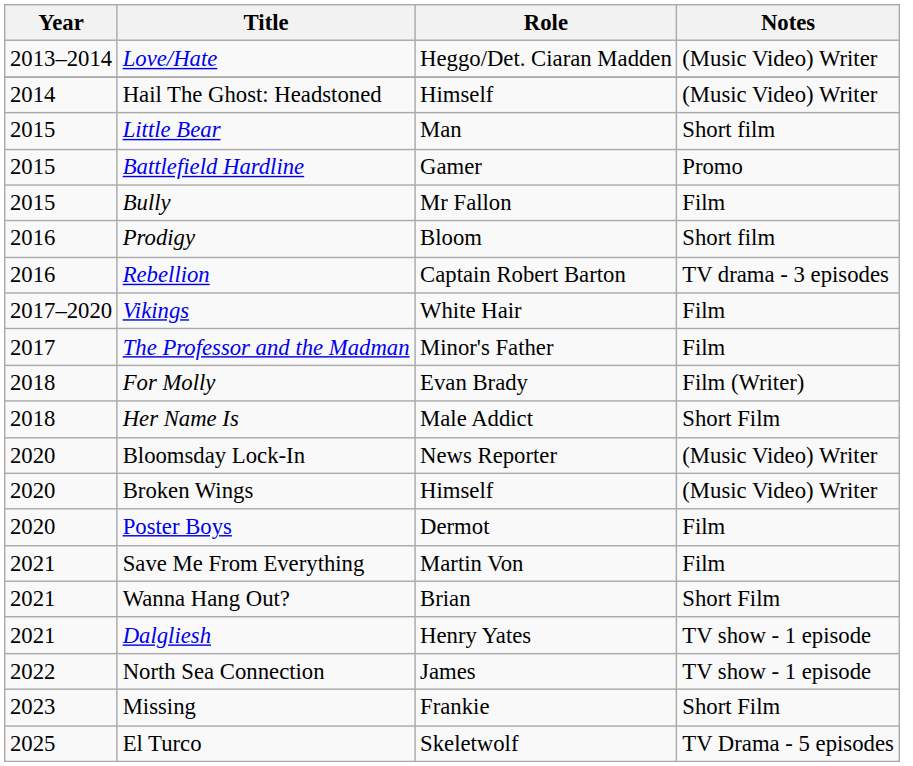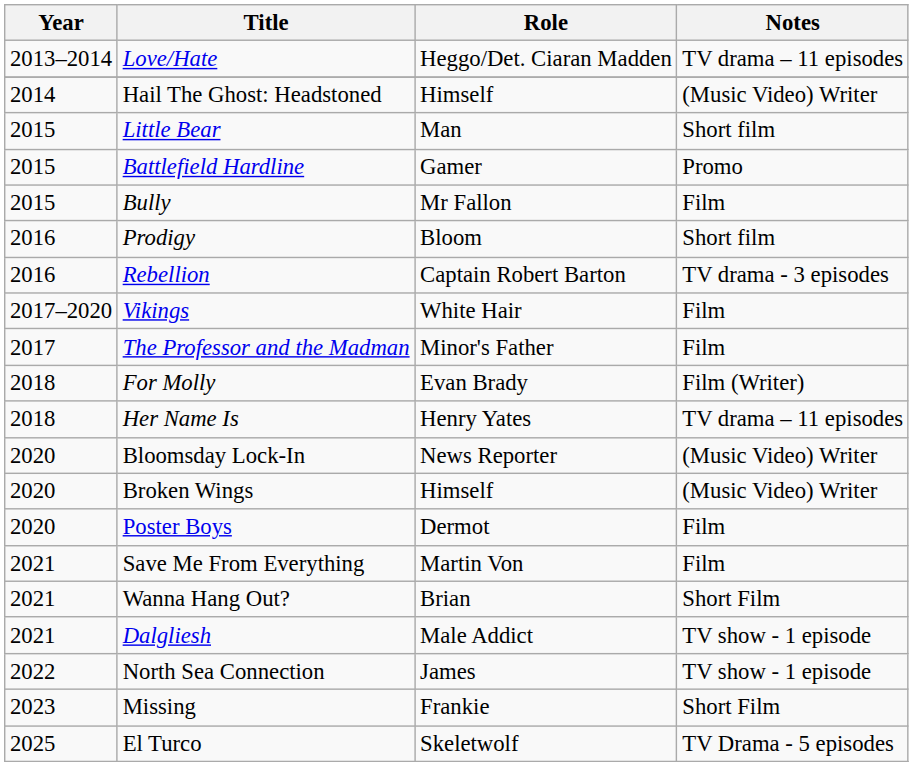(780, 58) (Music Video) Writer -> (793, 58) TV drama – 11 episodes
(477, 418) Male Addict -> (476, 418) Henry Yates
(731, 418) Short Film -> (793, 418) TV drama – 11 episodes
(476, 635) Henry Yates -> (477, 635) Male Addict
